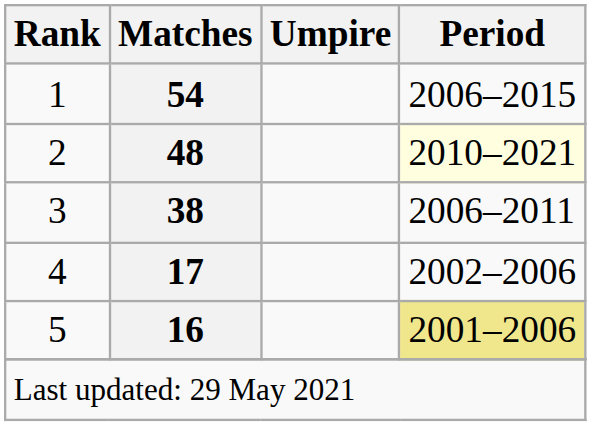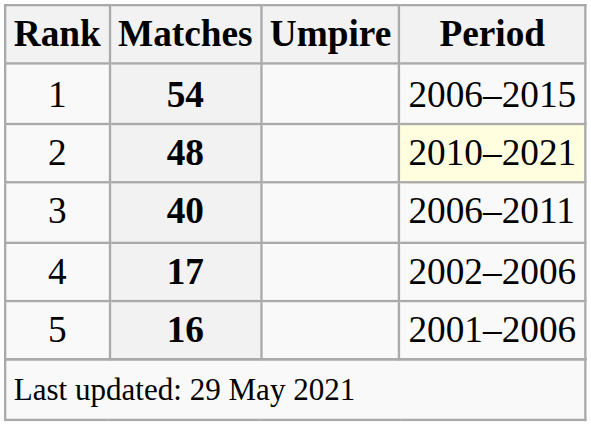(185, 211) 38 -> (185, 211) 40
(492, 329) khaki background -> (492, 329) no background
